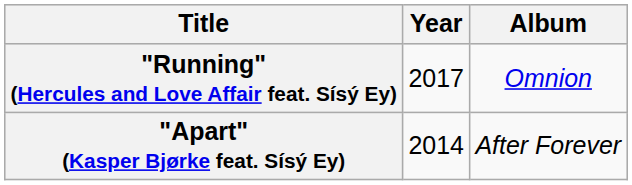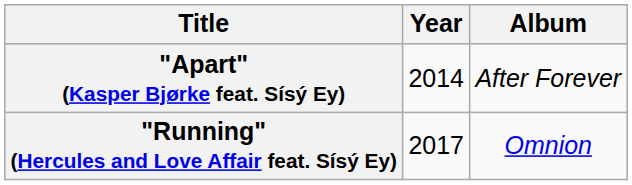rows swapped: (204, 145) <-> (204, 77)
